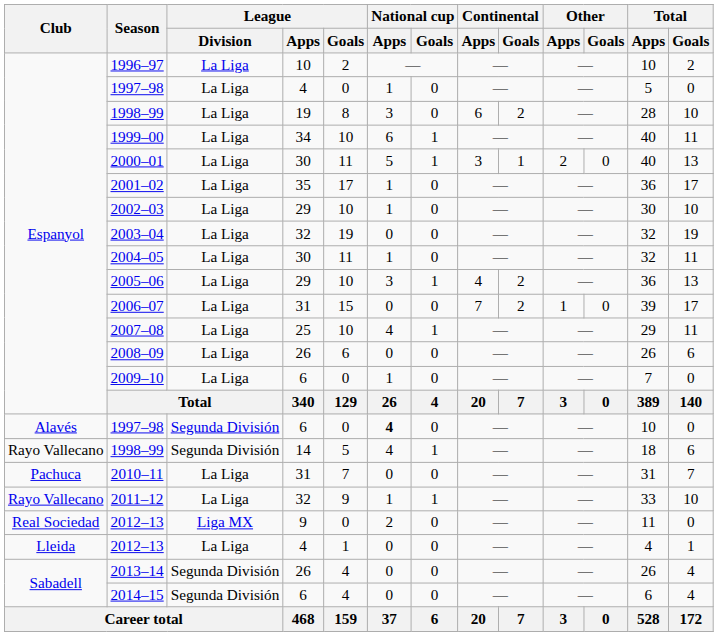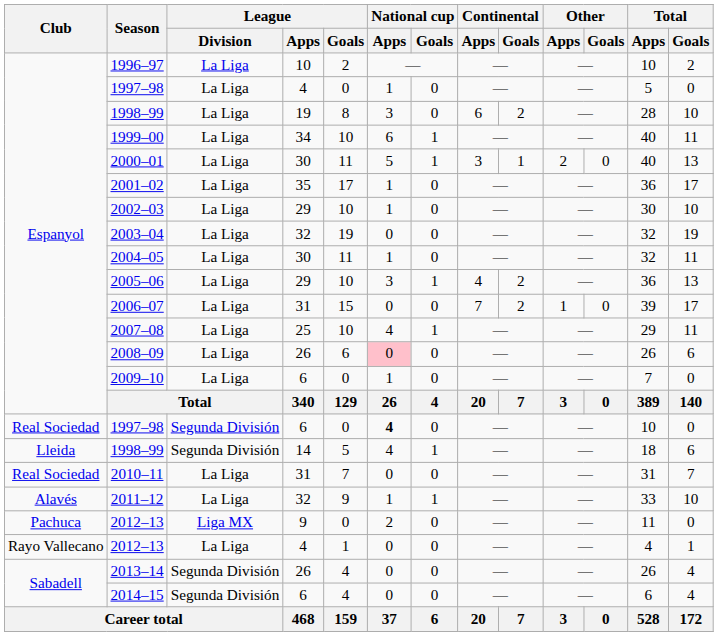(389, 354) no background -> (389, 354) pink background
(56, 426) Alavés -> (56, 426) Real Sociedad
(56, 450) Rayo Vallecano -> (56, 450) Lleida
(56, 474) Pachuca -> (56, 474) Real Sociedad
(56, 498) Rayo Vallecano -> (56, 498) Alavés
(56, 522) Real Sociedad -> (56, 522) Pachuca
(56, 546) Lleida -> (56, 546) Rayo Vallecano
